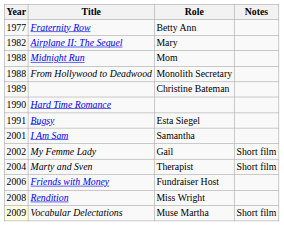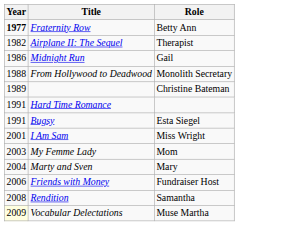- column: (256, 12)
(16, 27) normal -> (16, 27) bold
(167, 43) Mary -> (175, 43) Therapist
(16, 58) 1988 -> (16, 58) 1986
(167, 58) Mom -> (165, 58) Gail
(16, 105) 1990 -> (16, 105) 1991
(176, 136) Samantha -> (181, 136) Miss Wright
(16, 151) 2002 -> (16, 151) 2003
(165, 151) Gail -> (167, 151) Mom
(175, 167) Therapist -> (167, 167) Mary
(181, 197) Miss Wright -> (176, 197) Samantha
